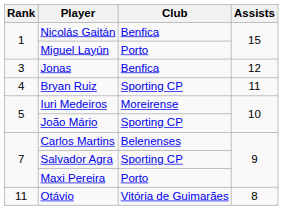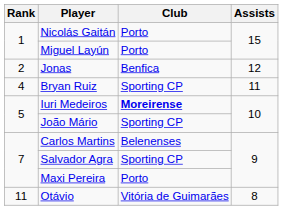(140, 31) Benfica -> (134, 31) Porto
(21, 68) 3 -> (21, 68) 2
(150, 104) normal -> (151, 104) bold
